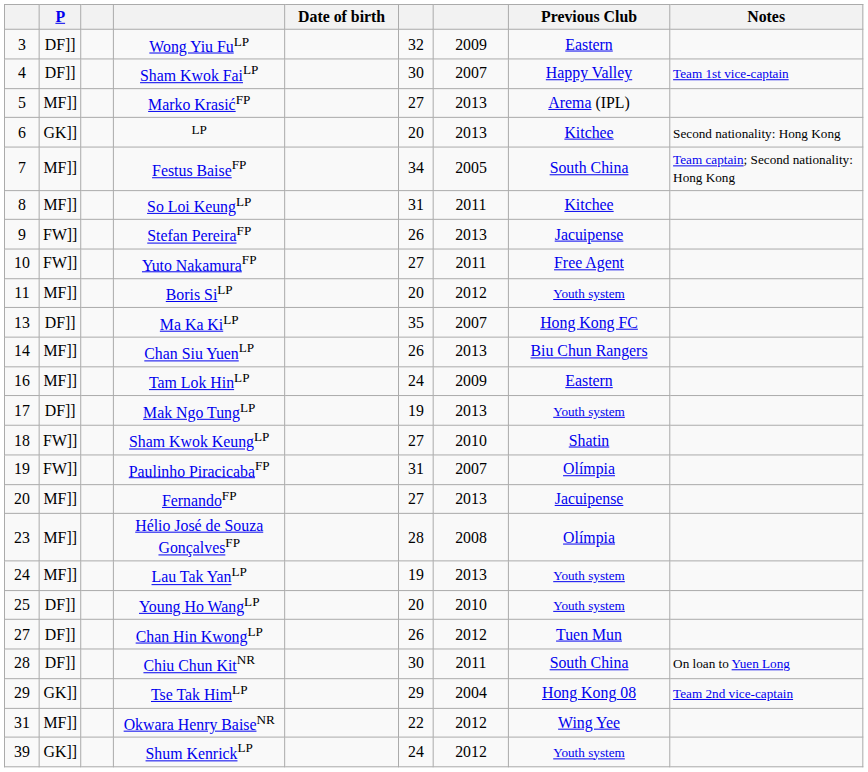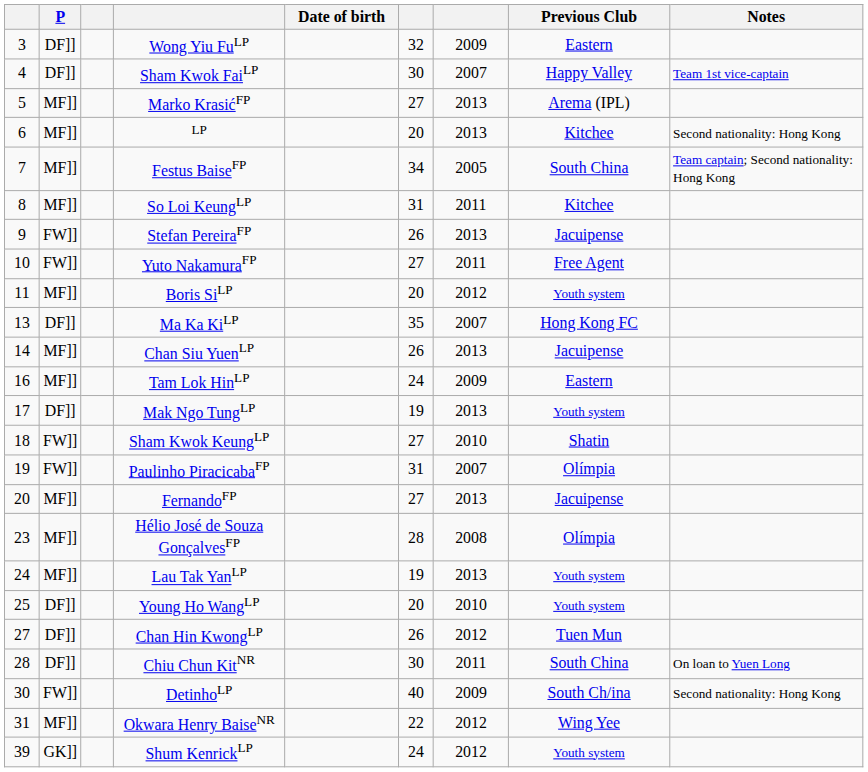(60, 132) GK]] -> (60, 132) MF]]
(589, 351) Biu Chun Rangers -> (589, 351) Jacuipense
- row: (199, 693)
+ row: (199, 693)
